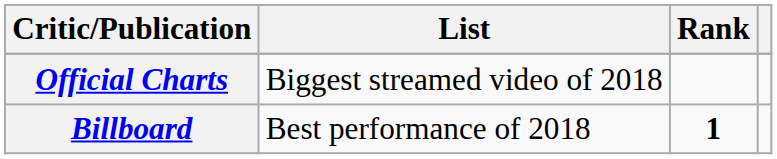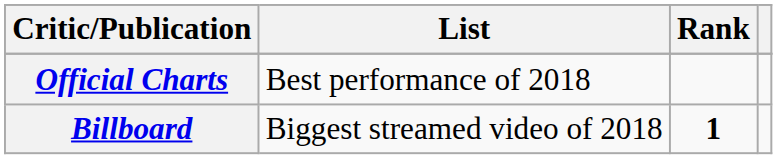(464, 78) Biggest streamed video of 2018 -> (428, 78) Best performance of 2018
(428, 128) Best performance of 2018 -> (464, 128) Biggest streamed video of 2018
